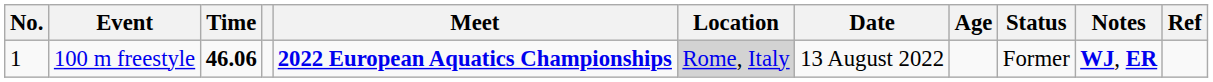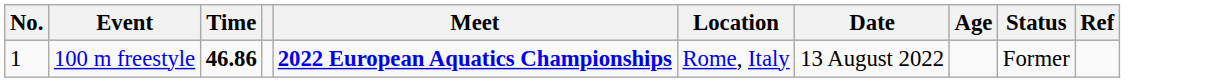- column: (1119, 22)
(231, 58) 46.06 -> (231, 58) 46.86
(736, 58) lightgrey background -> (736, 58) no background
